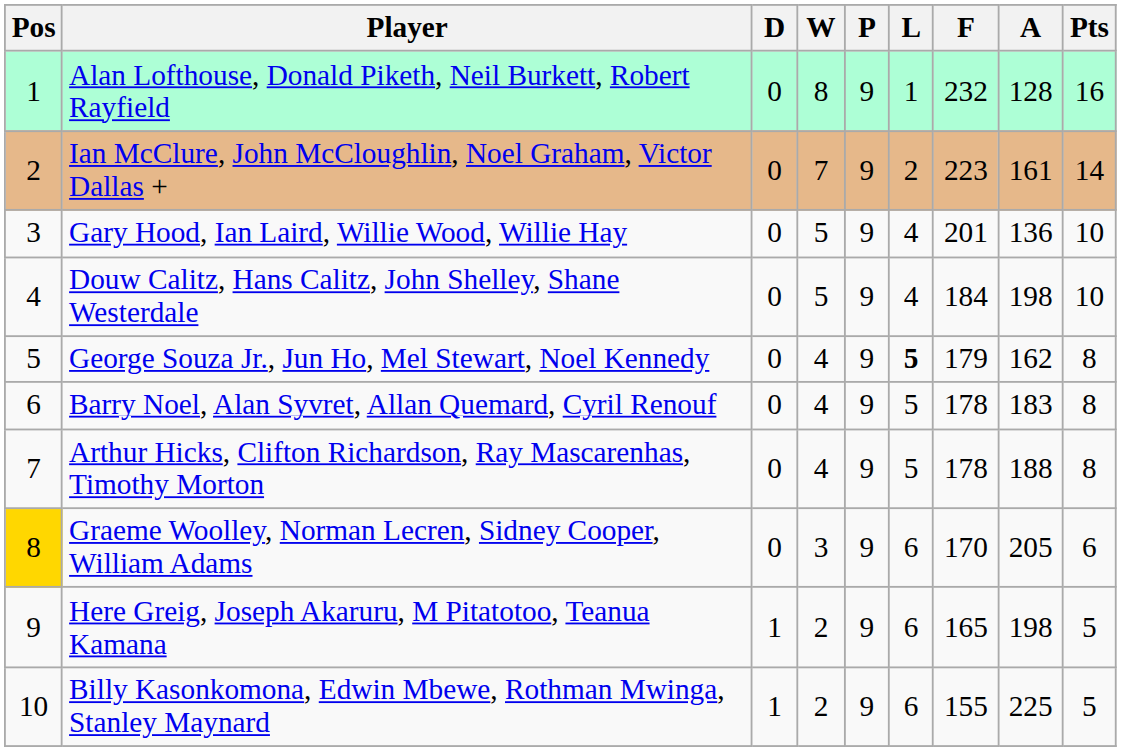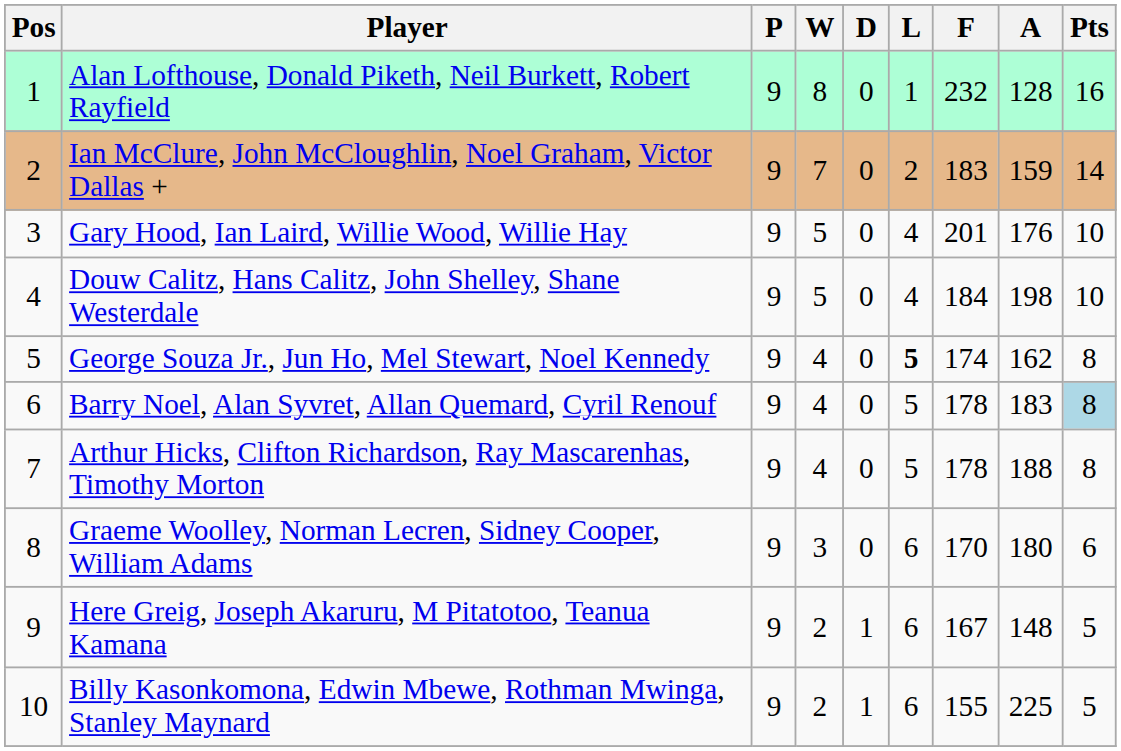columns swapped: (867, 27) <-> (775, 27)
(966, 170) 223 -> (966, 170) 183
(1031, 170) 161 -> (1031, 170) 159
(1031, 232) 136 -> (1031, 232) 176
(966, 358) 179 -> (966, 358) 174
(1089, 405) no background -> (1089, 405) lightblue background
(34, 547) gold background -> (34, 547) no background
(1031, 547) 205 -> (1031, 547) 180
(966, 626) 165 -> (966, 626) 167
(1031, 626) 198 -> (1031, 626) 148
